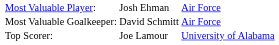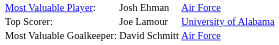rows swapped: (61, 21) <-> (29, 36)
